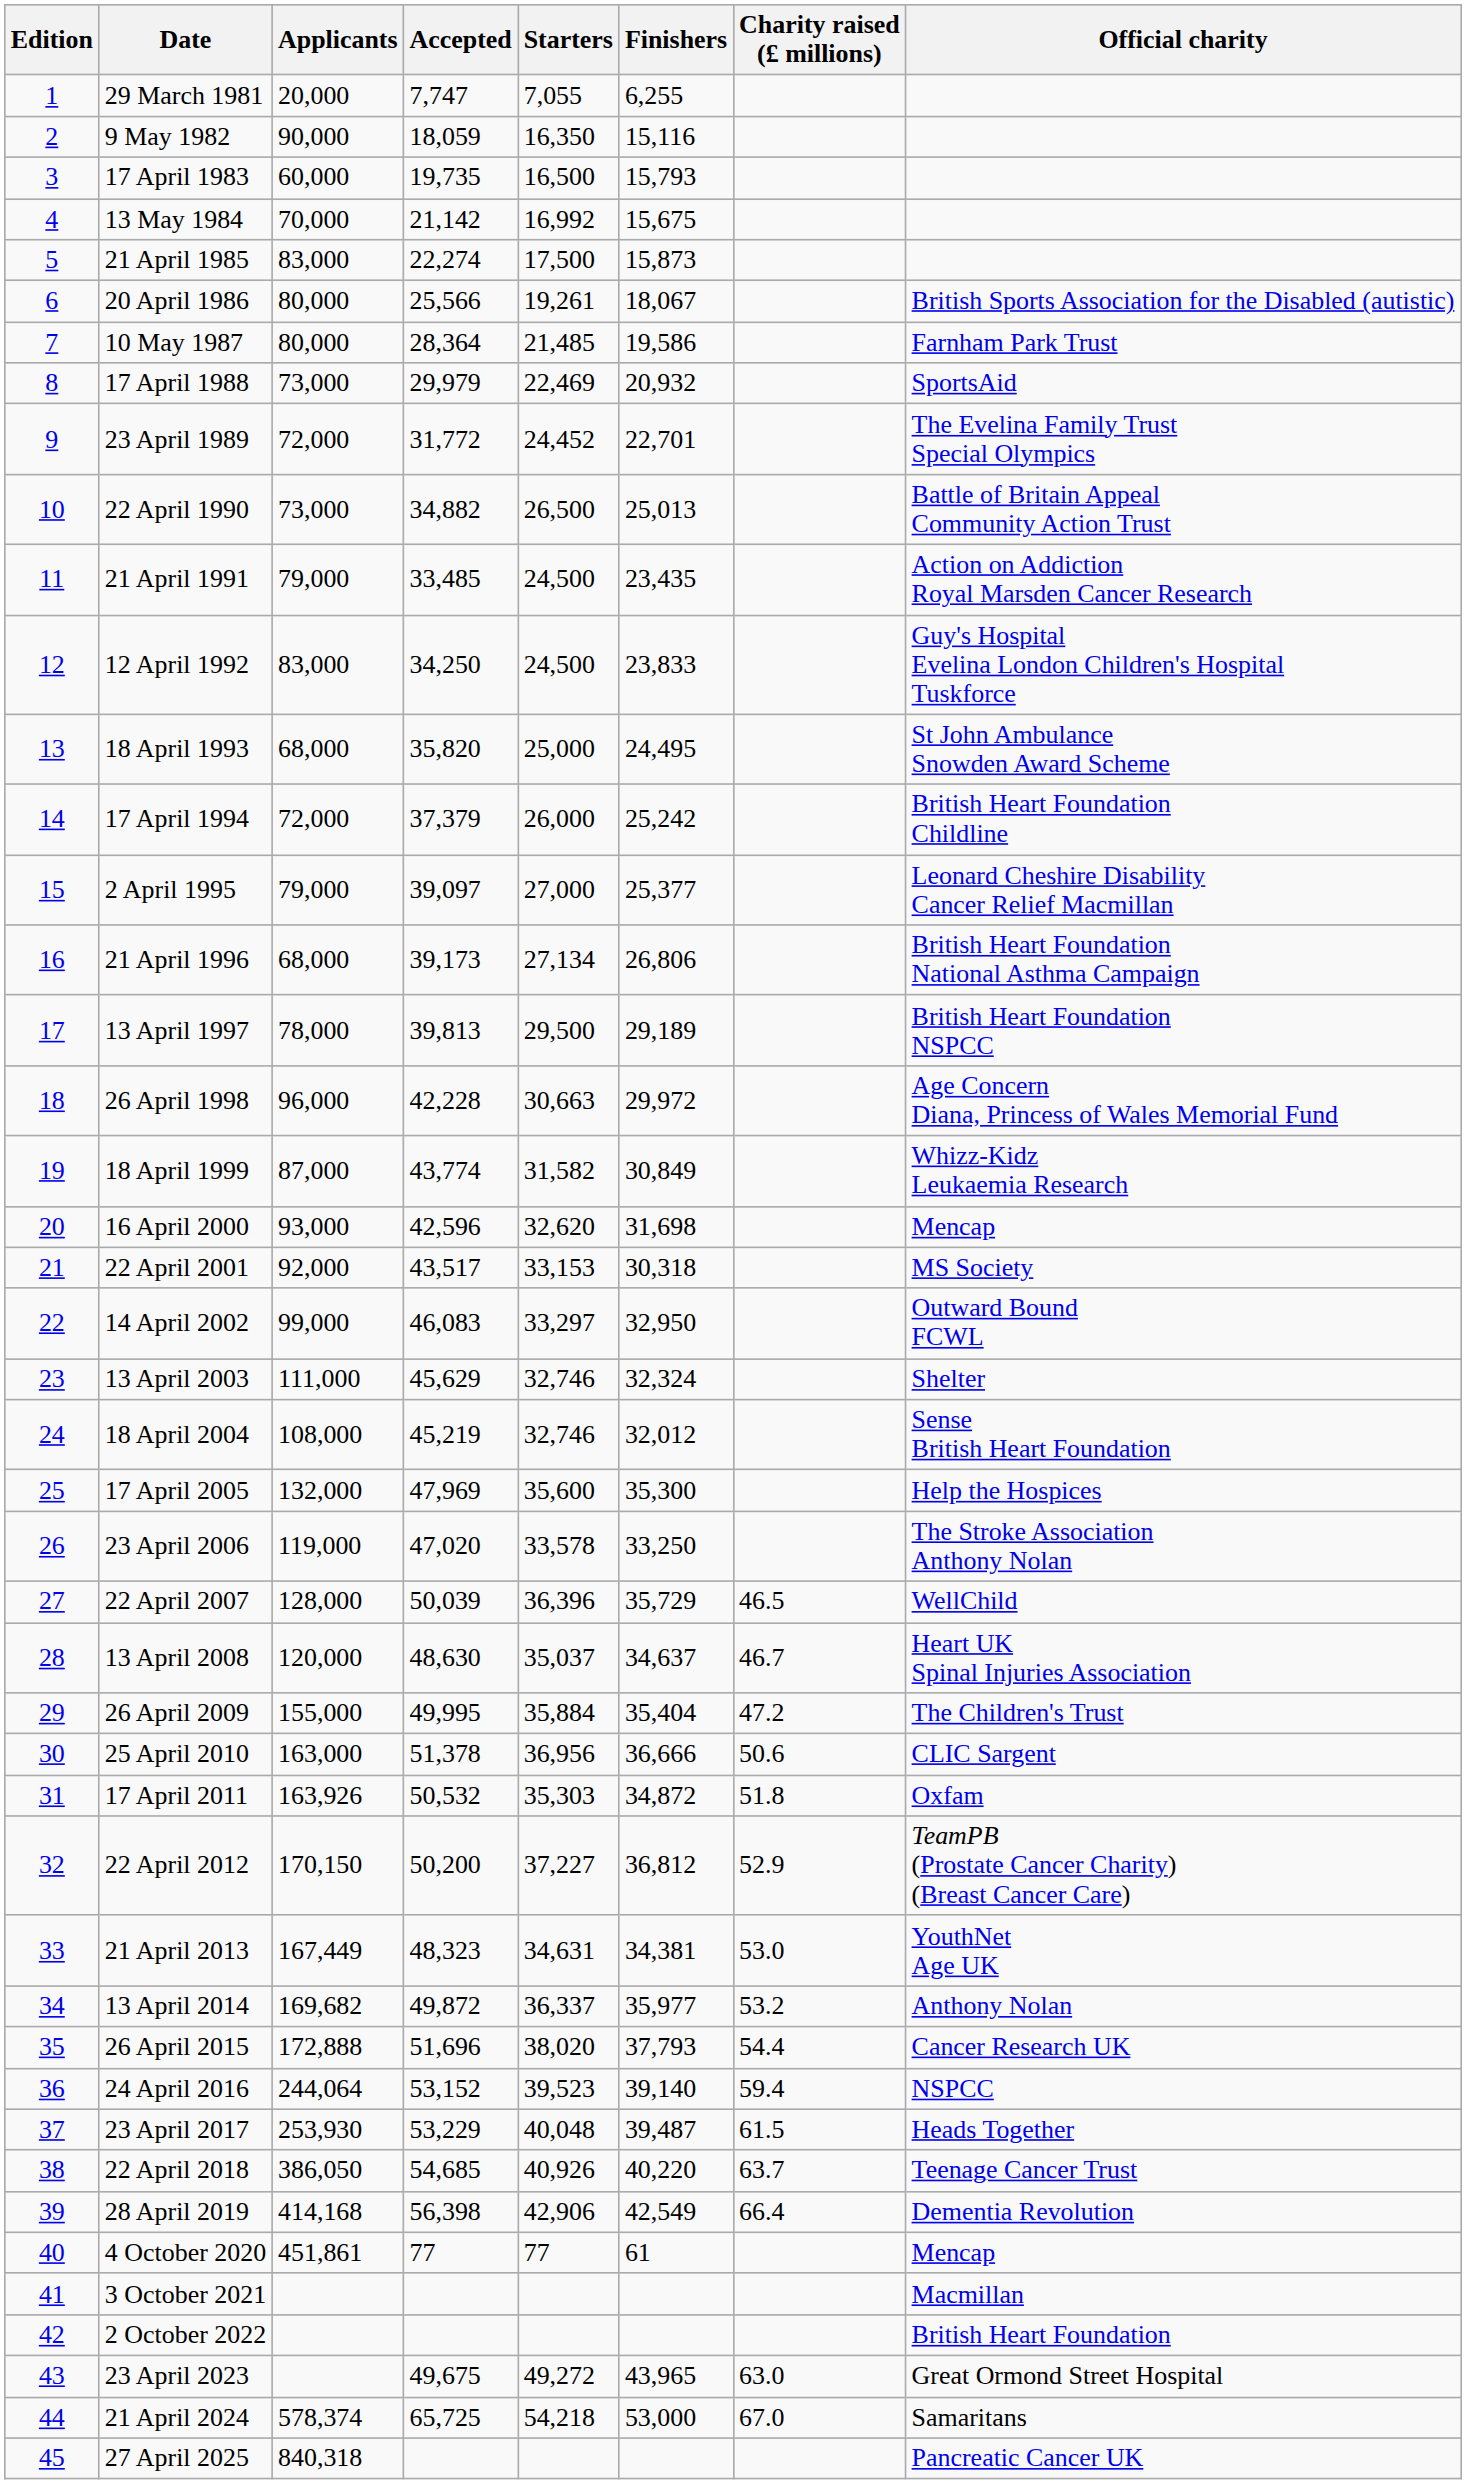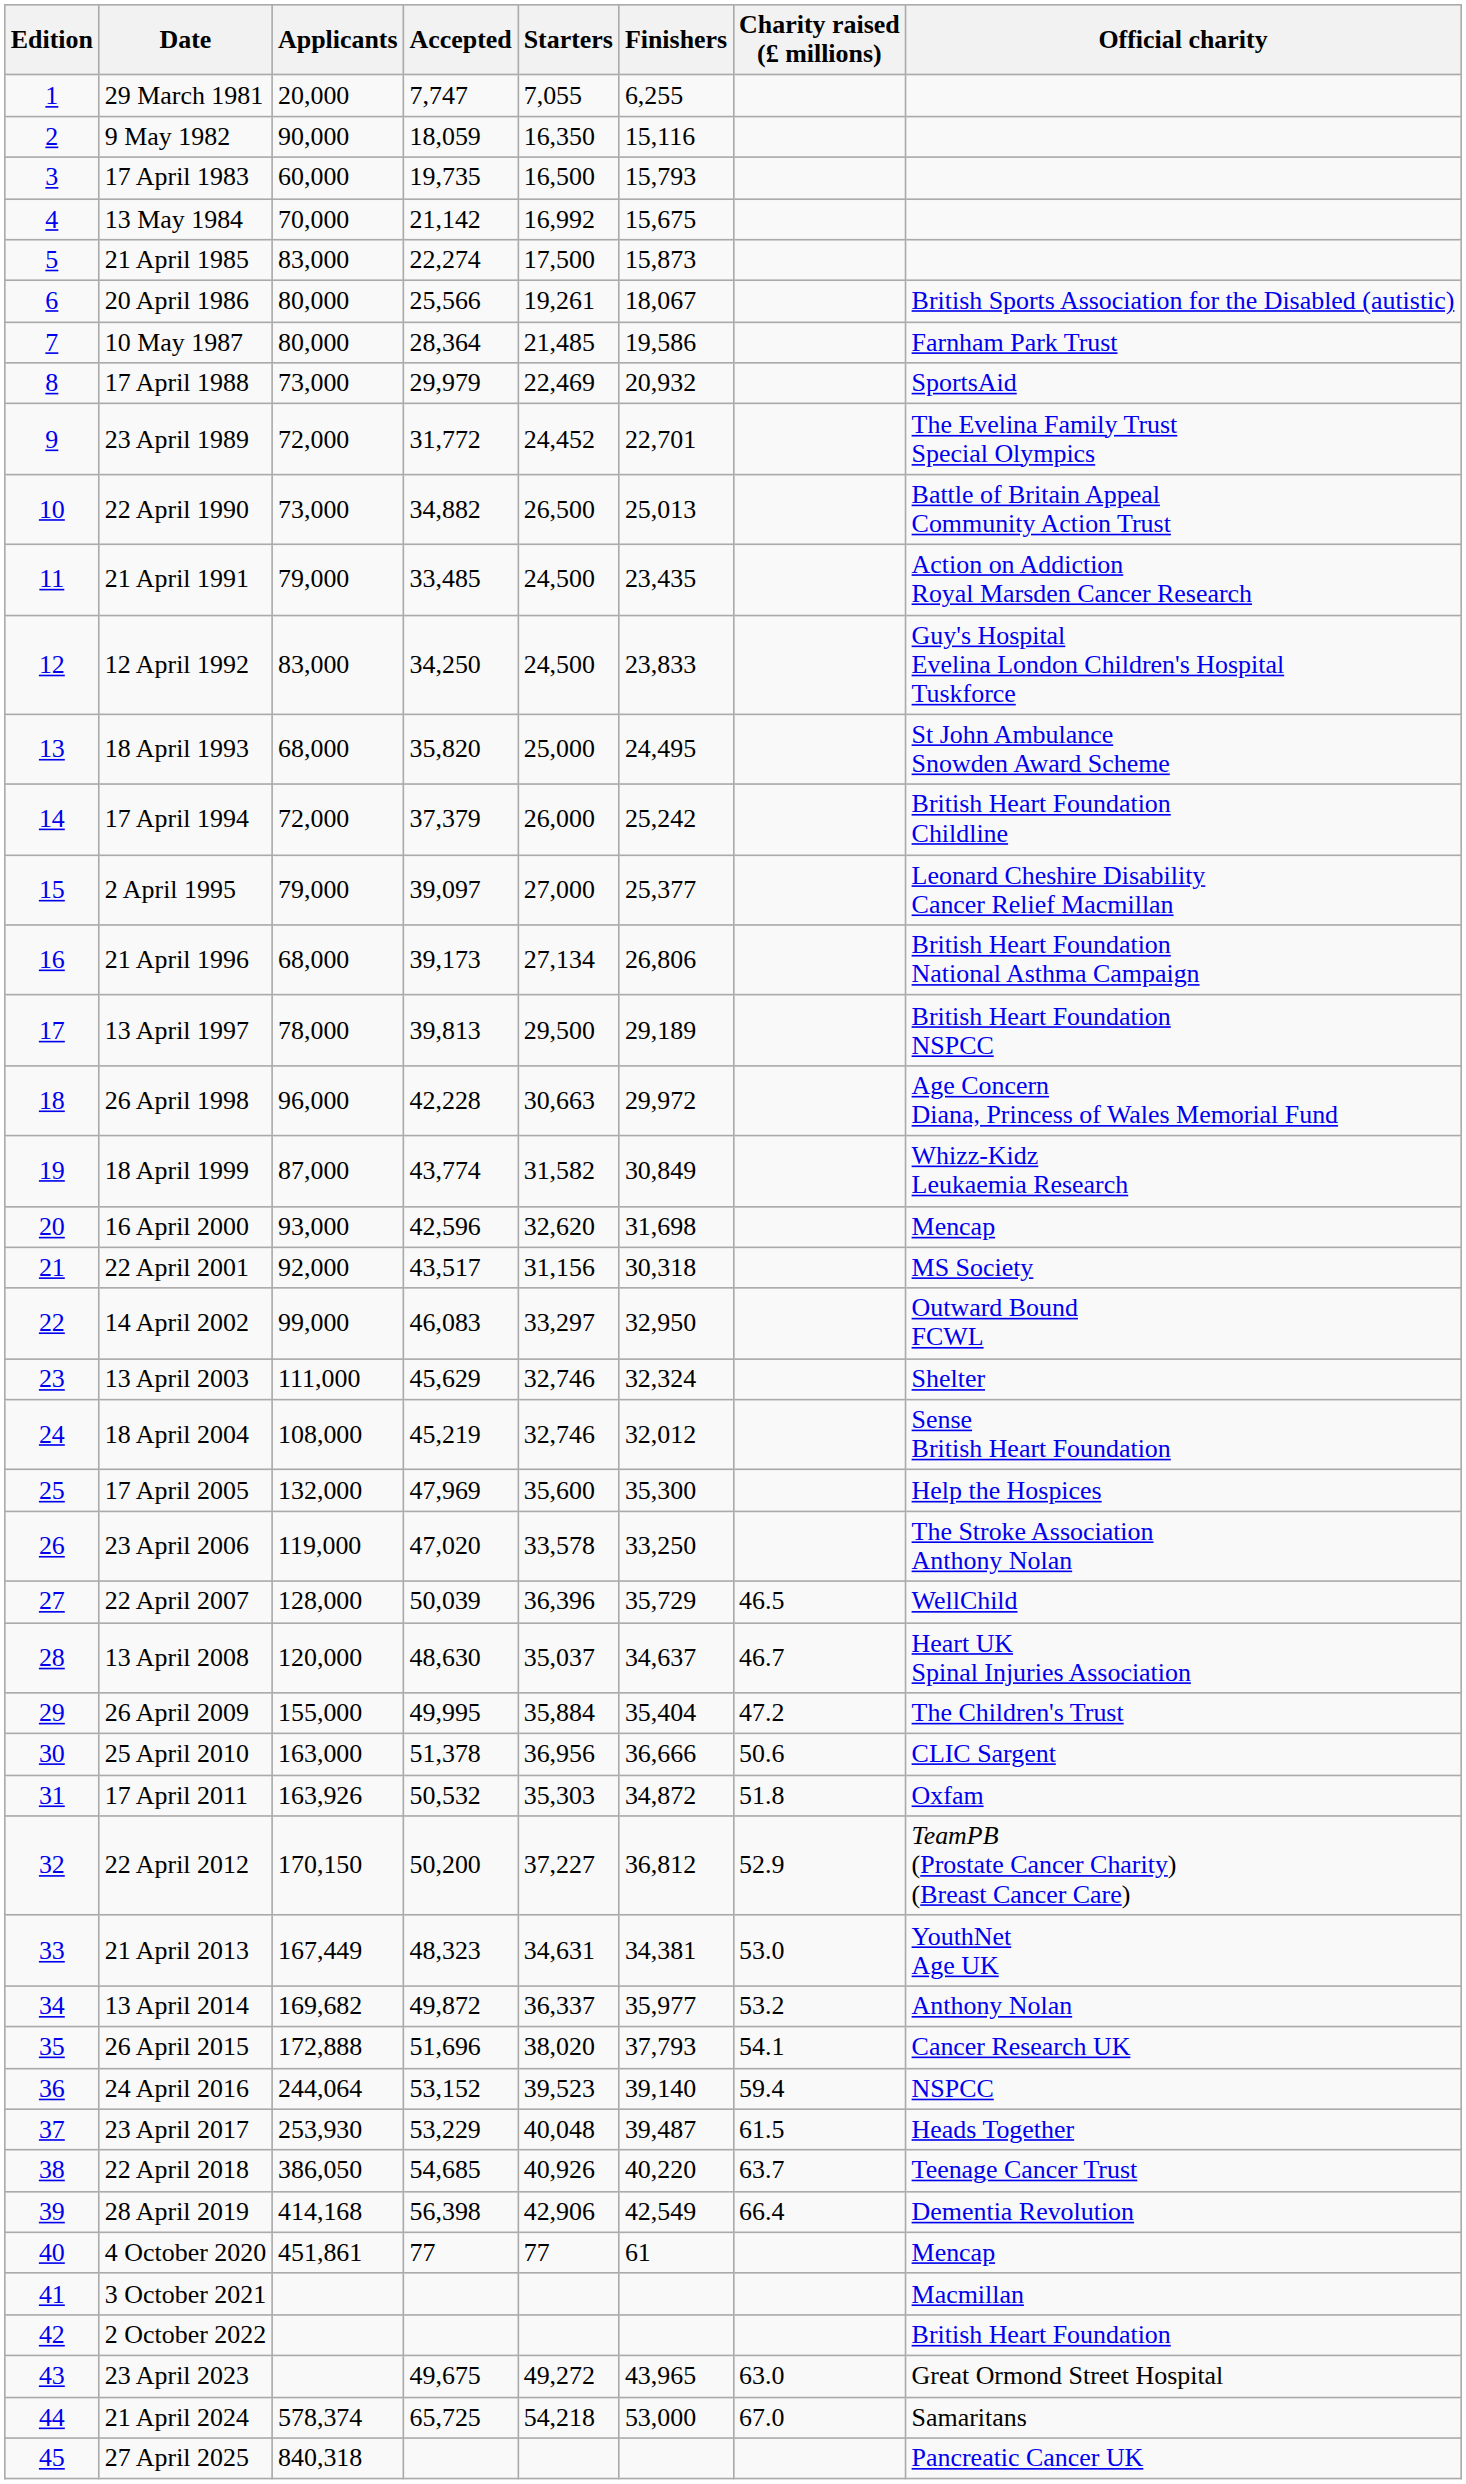(559, 1267) 33,153 -> (559, 1267) 31,156
(762, 2047) 54.4 -> (762, 2047) 54.1
